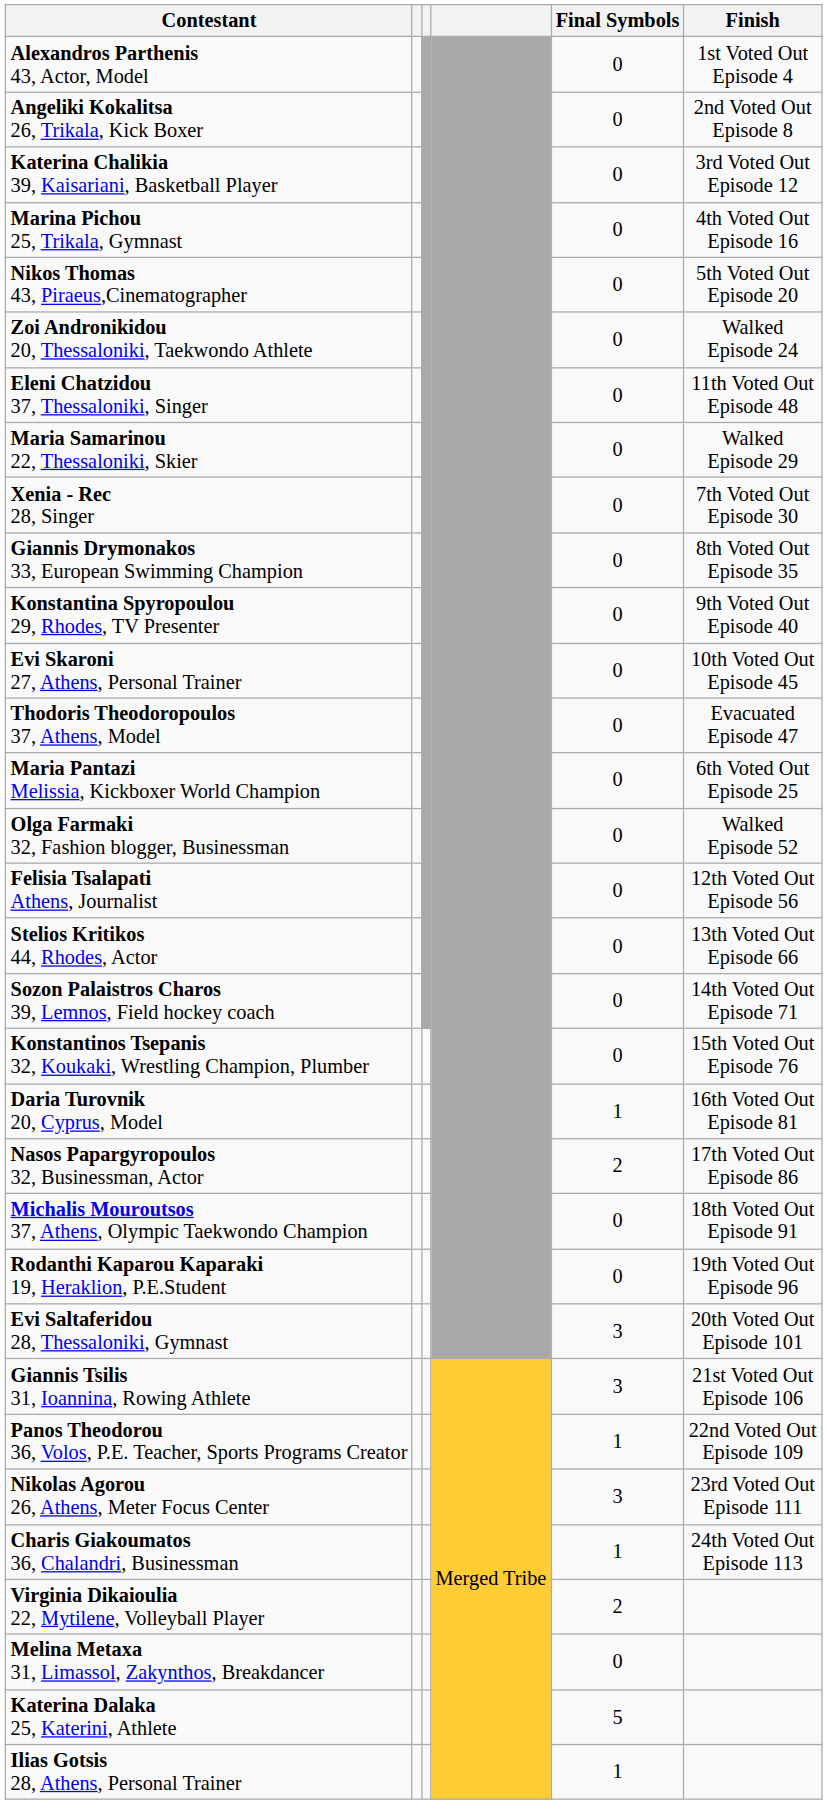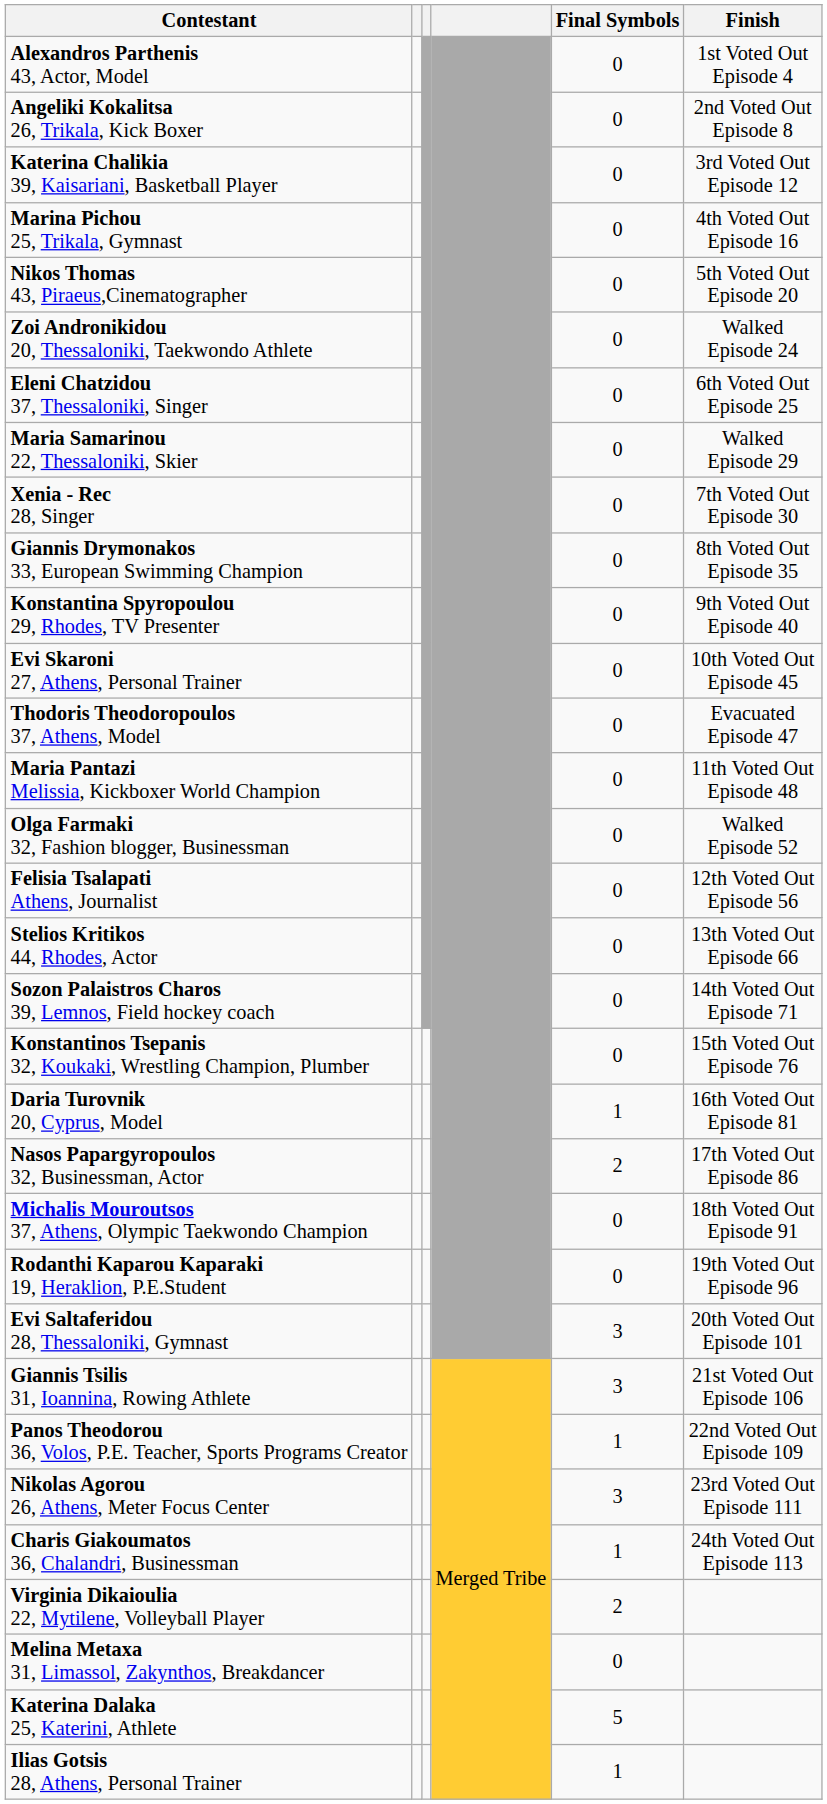(753, 394) 11th Voted Out Episode 48 -> (753, 394) 6th Voted Out Episode 25
(753, 780) 6th Voted Out Episode 25 -> (753, 780) 11th Voted Out Episode 48
